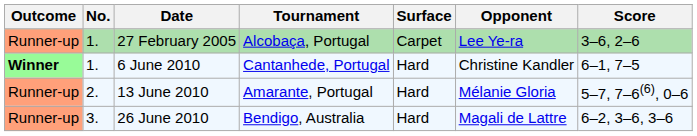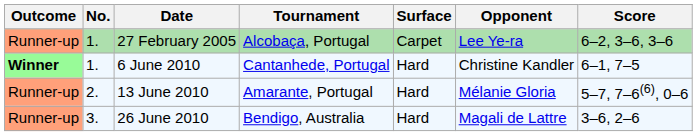(610, 40) 3–6, 2–6 -> (627, 40) 6–2, 3–6, 3–6
(627, 118) 6–2, 3–6, 3–6 -> (610, 118) 3–6, 2–6
